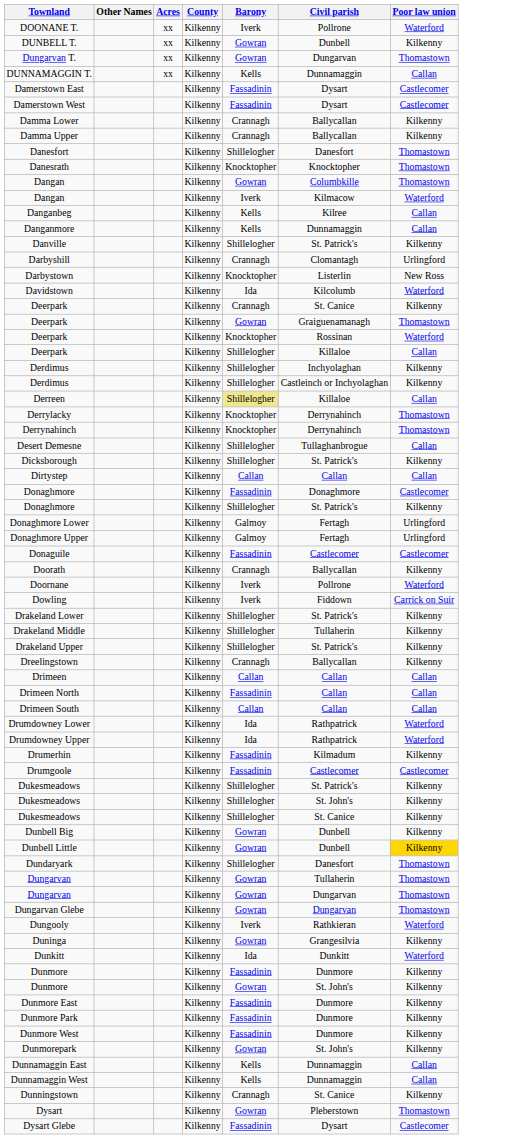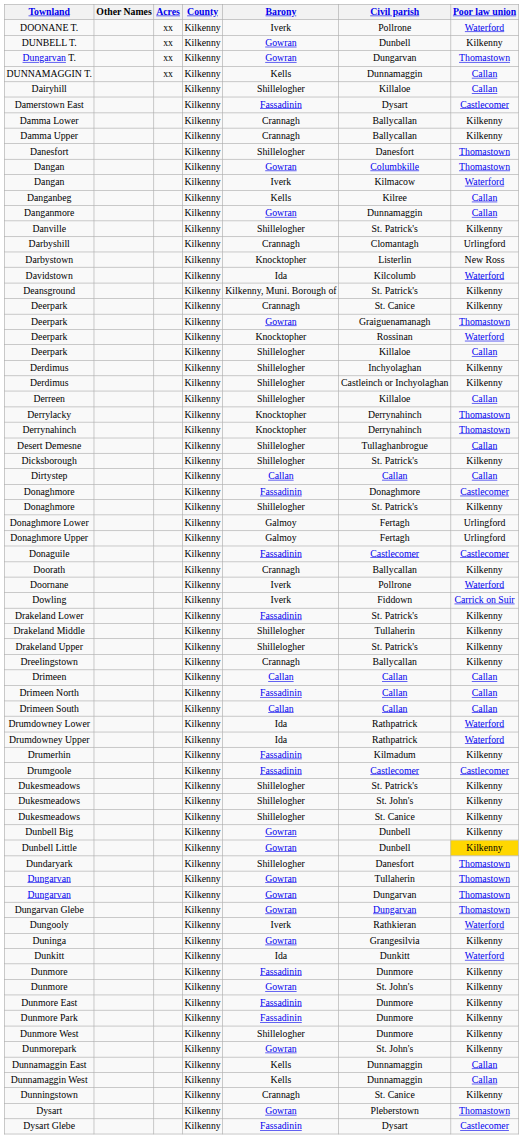+ row: (49, 89)
- row: (49, 105)
- row: (49, 167)
(251, 228) Kells -> (281, 213) Gowran
+ row: (49, 290)
(251, 399) khaki background -> (281, 399) no background
(251, 615) Shillelogher -> (281, 615) Fassadinin
(251, 1033) Fassadinin -> (281, 1033) Shillelogher
